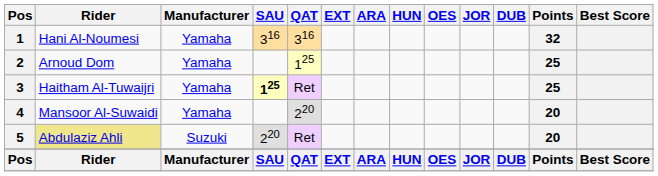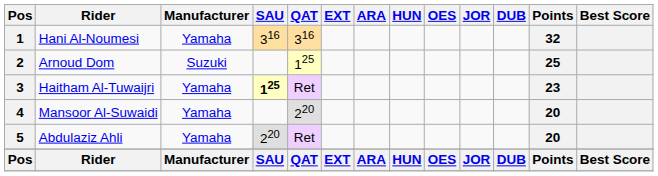(207, 62) Yamaha -> (207, 62) Suzuki
(553, 87) 25 -> (553, 87) 23
(81, 137) khaki background -> (81, 137) no background
(207, 137) Suzuki -> (207, 137) Yamaha
